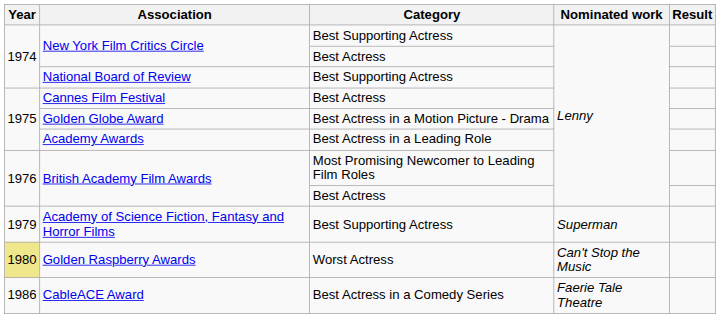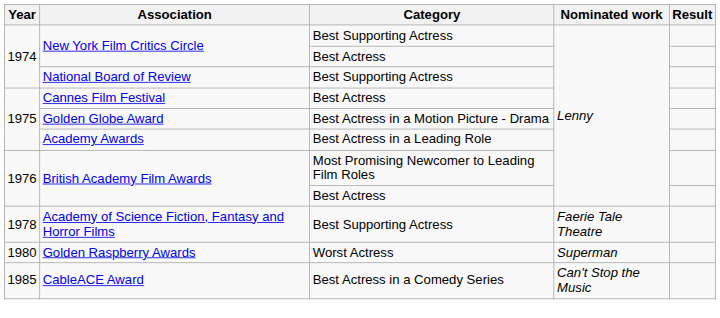(22, 224) 1979 -> (22, 224) 1978
(587, 224) Superman -> (590, 224) Faerie Tale Theatre
(22, 259) khaki background -> (22, 252) no background
(598, 259) Can't Stop the Music -> (587, 252) Superman
(22, 295) 1986 -> (22, 280) 1985
(590, 295) Faerie Tale Theatre -> (598, 280) Can't Stop the Music
